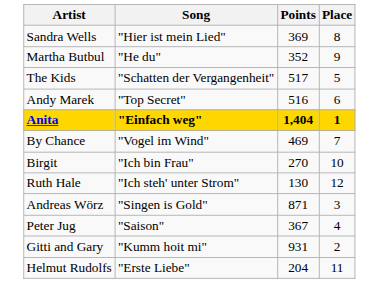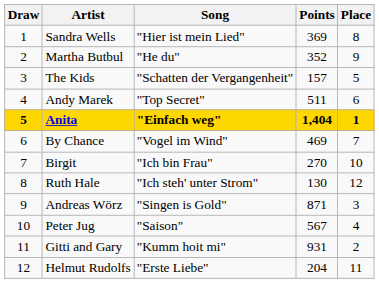+ column: (23, 15)
(298, 78) 517 -> (317, 78) 157
(298, 99) 516 -> (317, 99) 511
(298, 225) 367 -> (317, 225) 567
